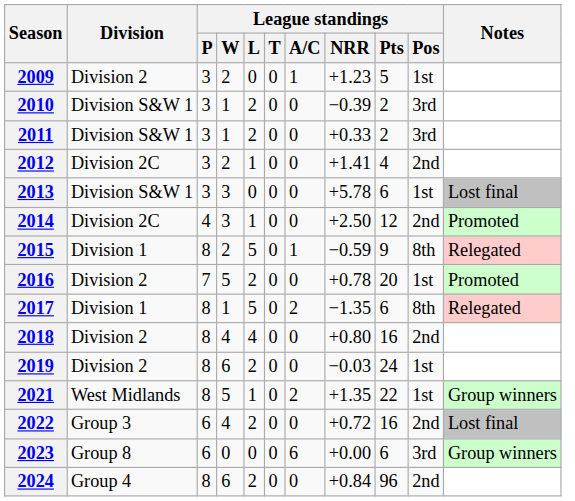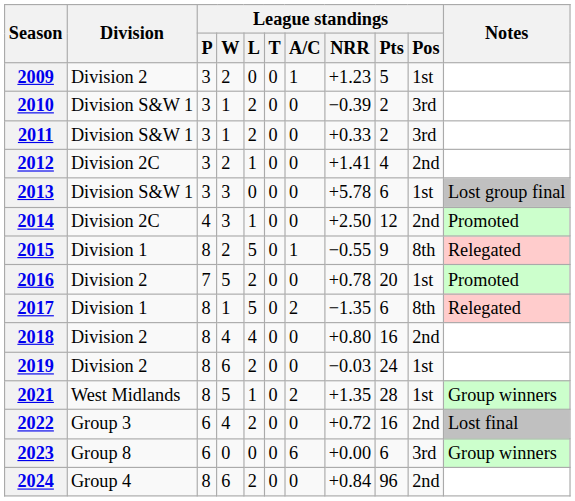(483, 192) Lost final -> (507, 192) Lost group final
(350, 250) −0.59 -> (350, 250) −0.55
(389, 395) 22 -> (389, 395) 28
